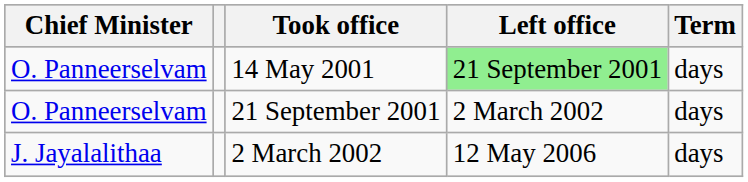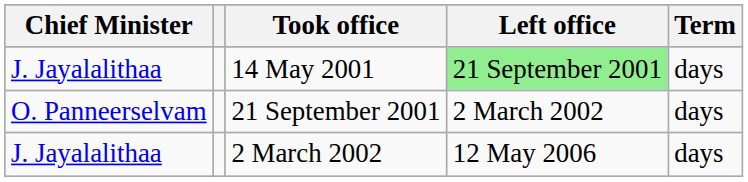(109, 68) O. Panneerselvam -> (86, 68) J. Jayalalithaa
